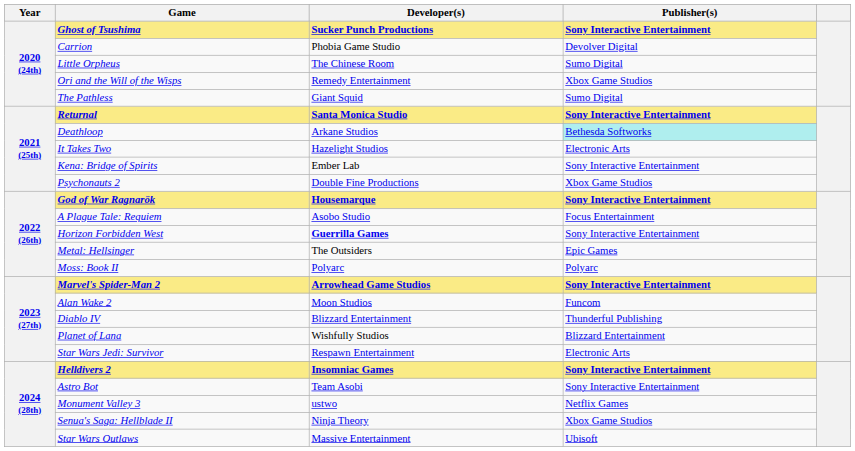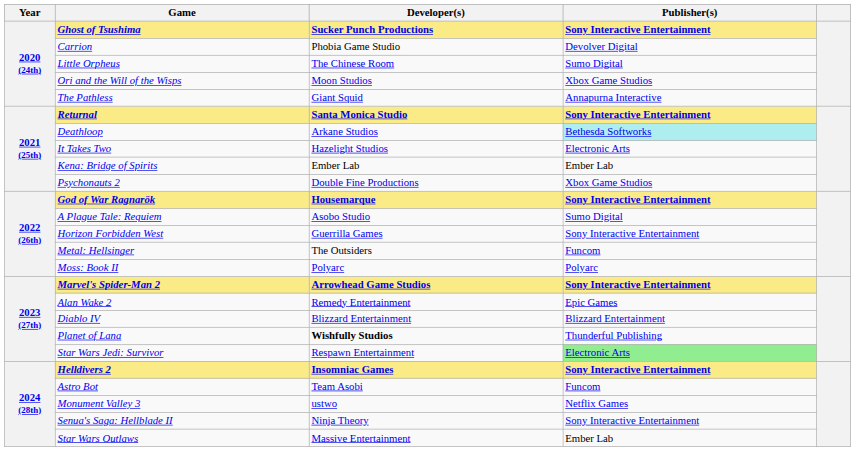(361, 81) Remedy Entertainment -> (342, 81) Moon Studios
(594, 98) Sumo Digital -> (613, 98) Annapurna Interactive
(632, 166) Sony Interactive Entertainment -> (589, 166) Ember Lab
(610, 217) Focus Entertainment -> (594, 217) Sumo Digital
(350, 234) bold -> (347, 234) normal
(591, 251) Epic Games -> (583, 251) Funcom
(342, 302) Moon Studios -> (361, 302) Remedy Entertainment
(583, 302) Funcom -> (591, 302) Epic Games
(614, 319) Thunderful Publishing -> (615, 319) Blizzard Entertainment
(350, 336) normal -> (352, 336) bold
(615, 336) Blizzard Entertainment -> (614, 336) Thunderful Publishing
(598, 353) no background -> (598, 353) lightgreen background
(632, 387) Sony Interactive Entertainment -> (583, 387) Funcom
(609, 421) Xbox Game Studios -> (632, 421) Sony Interactive Entertainment
(581, 438) Ubisoft -> (589, 438) Ember Lab
